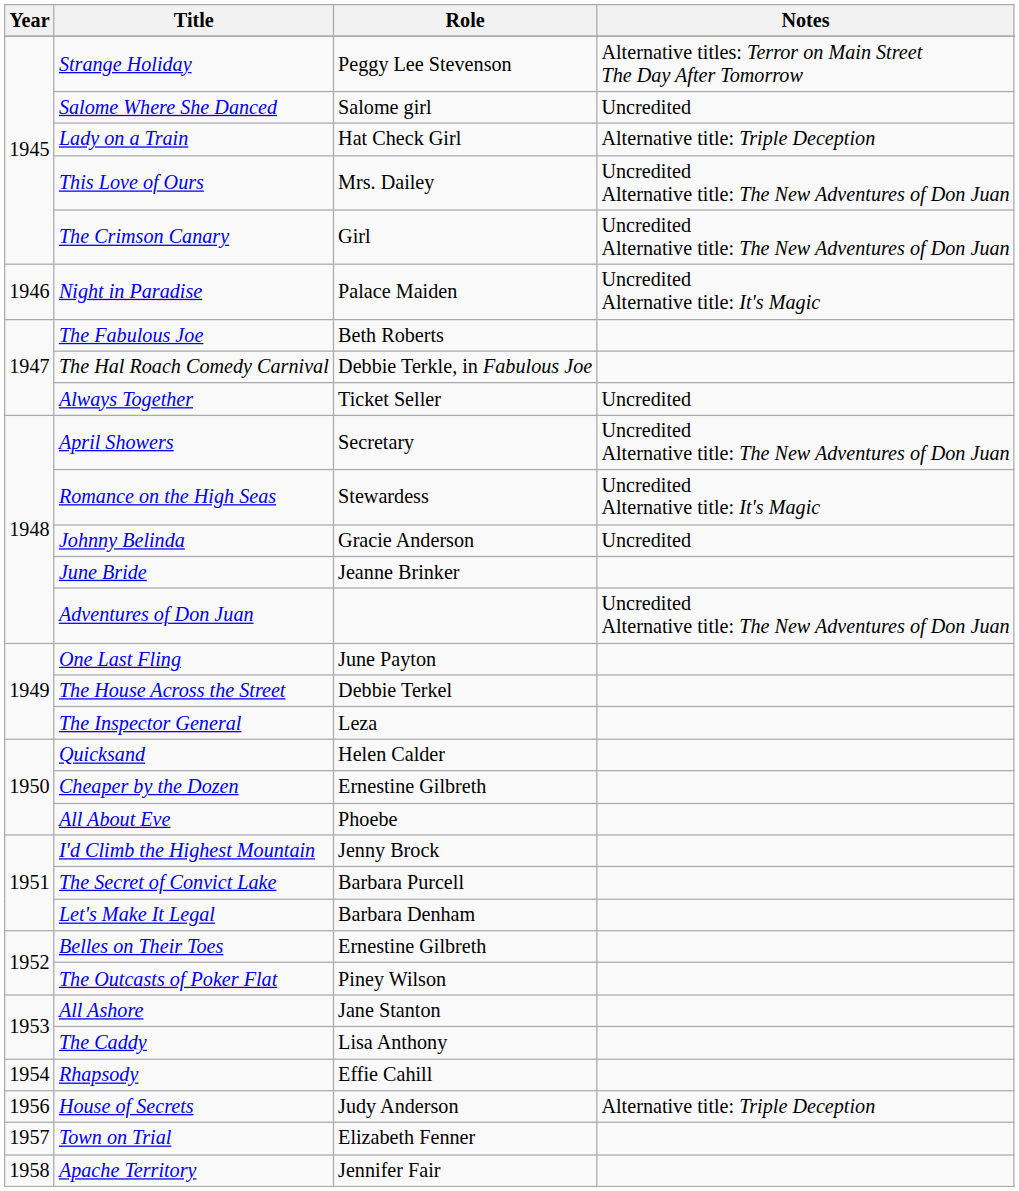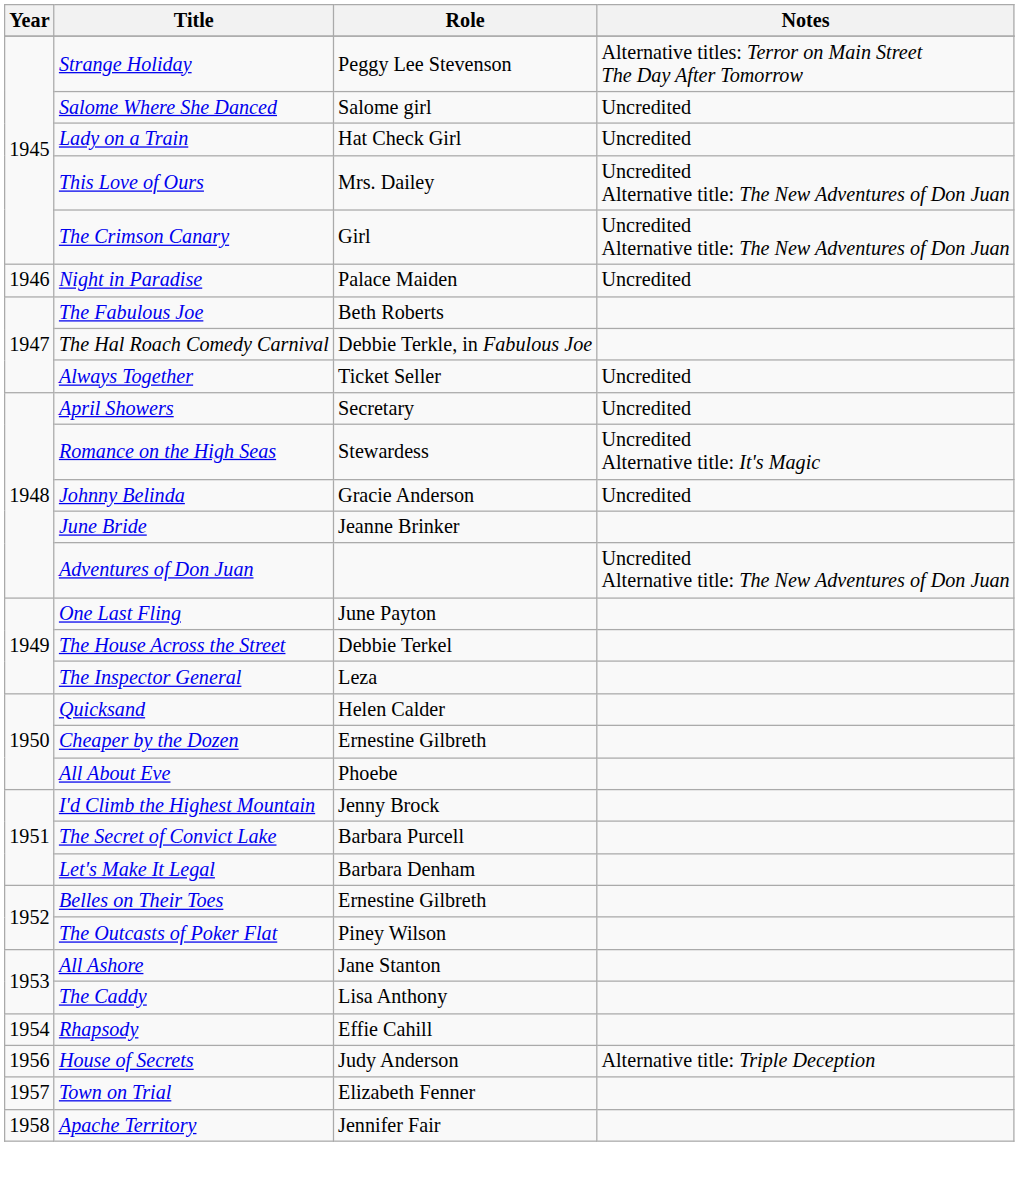(738, 139) Alternative title: Triple Deception -> (646, 139) Uncredited
(711, 291) Uncredited Alternative title: It's Magic -> (646, 280) Uncredited
(806, 442) Uncredited Alternative title: The New Adventures of Don Juan -> (646, 408) Uncredited
